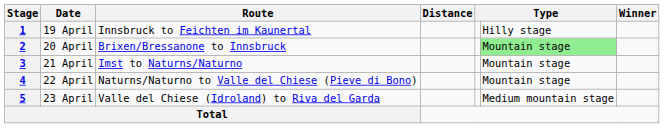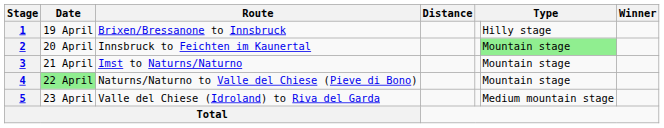(205, 30) Innsbruck to Feichten im Kaunertal -> (192, 30) Brixen/Bressanone to Innsbruck
(192, 47) Brixen/Bressanone to Innsbruck -> (205, 47) Innsbruck to Feichten im Kaunertal
(68, 81) no background -> (68, 81) lightgreen background
